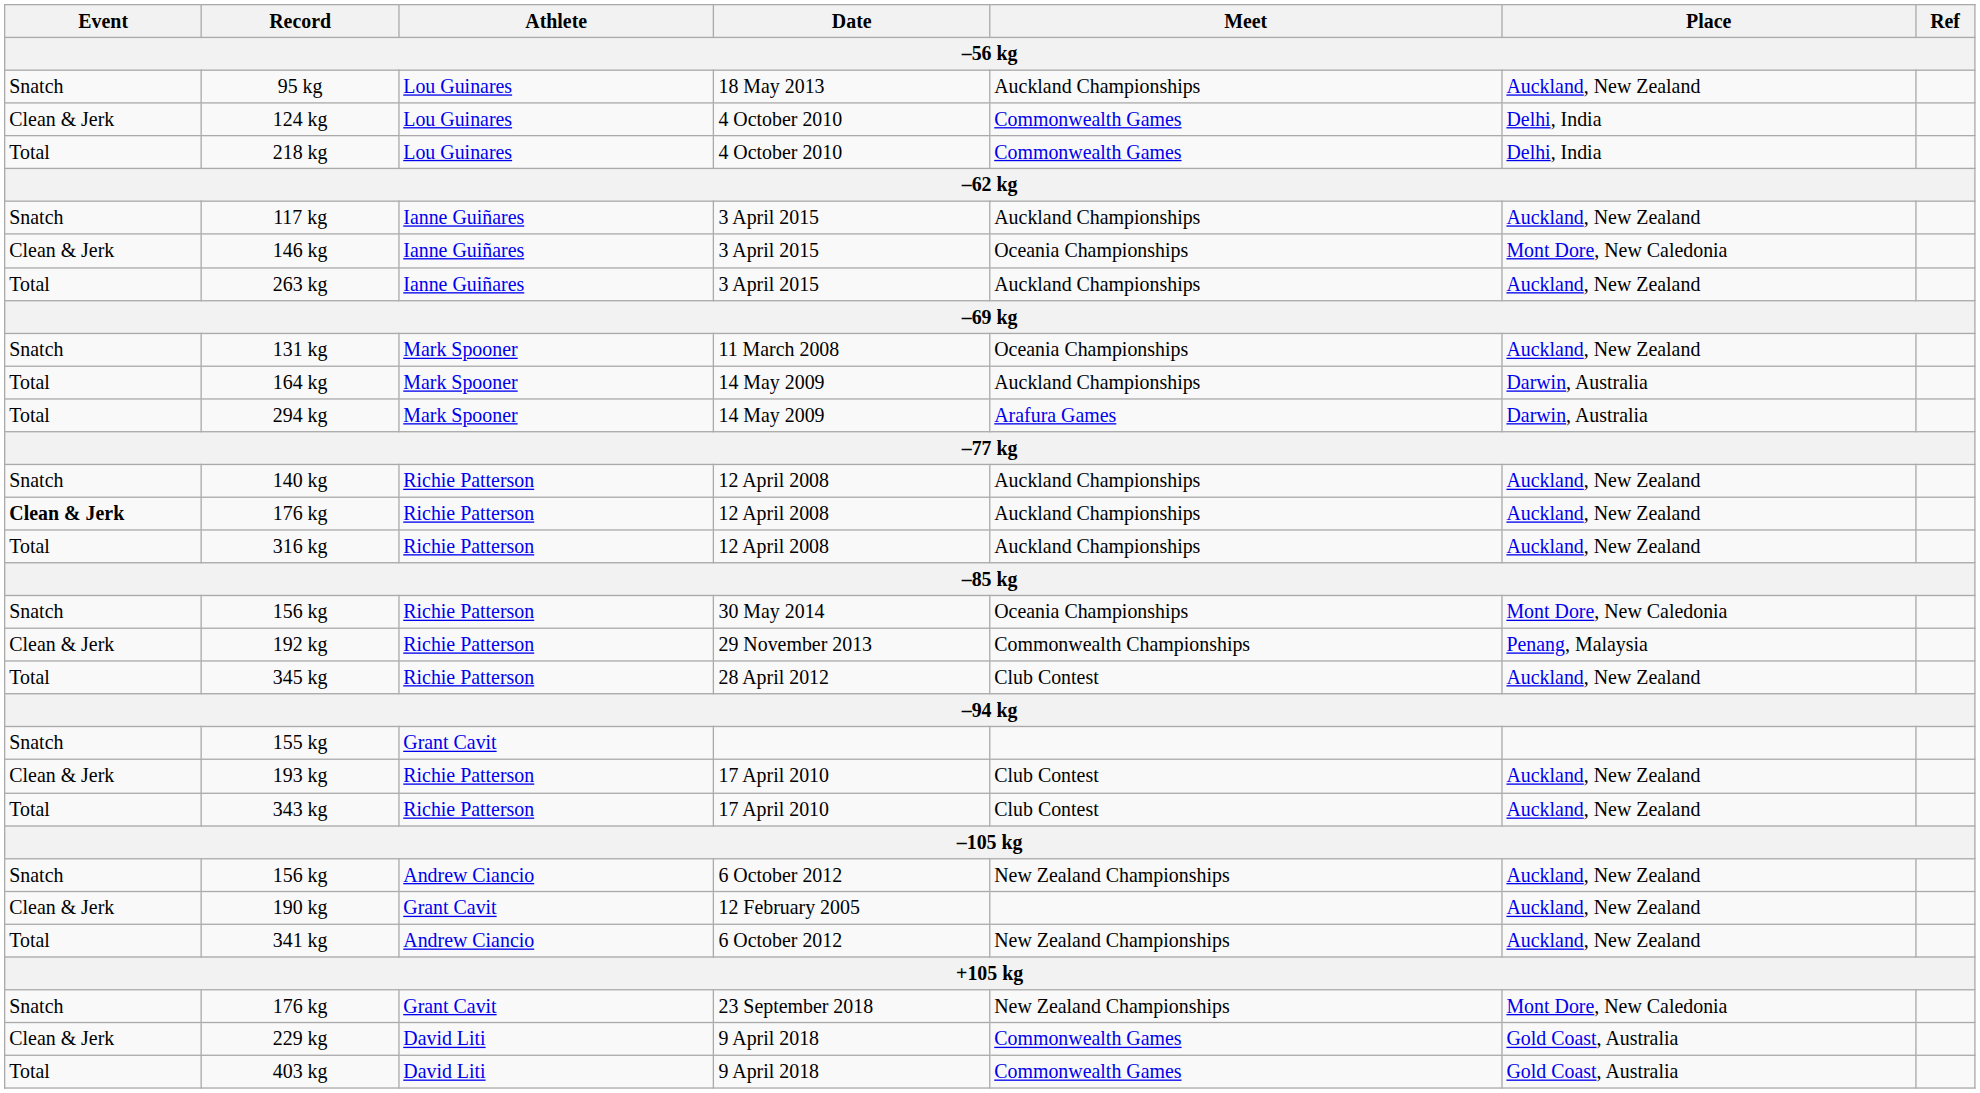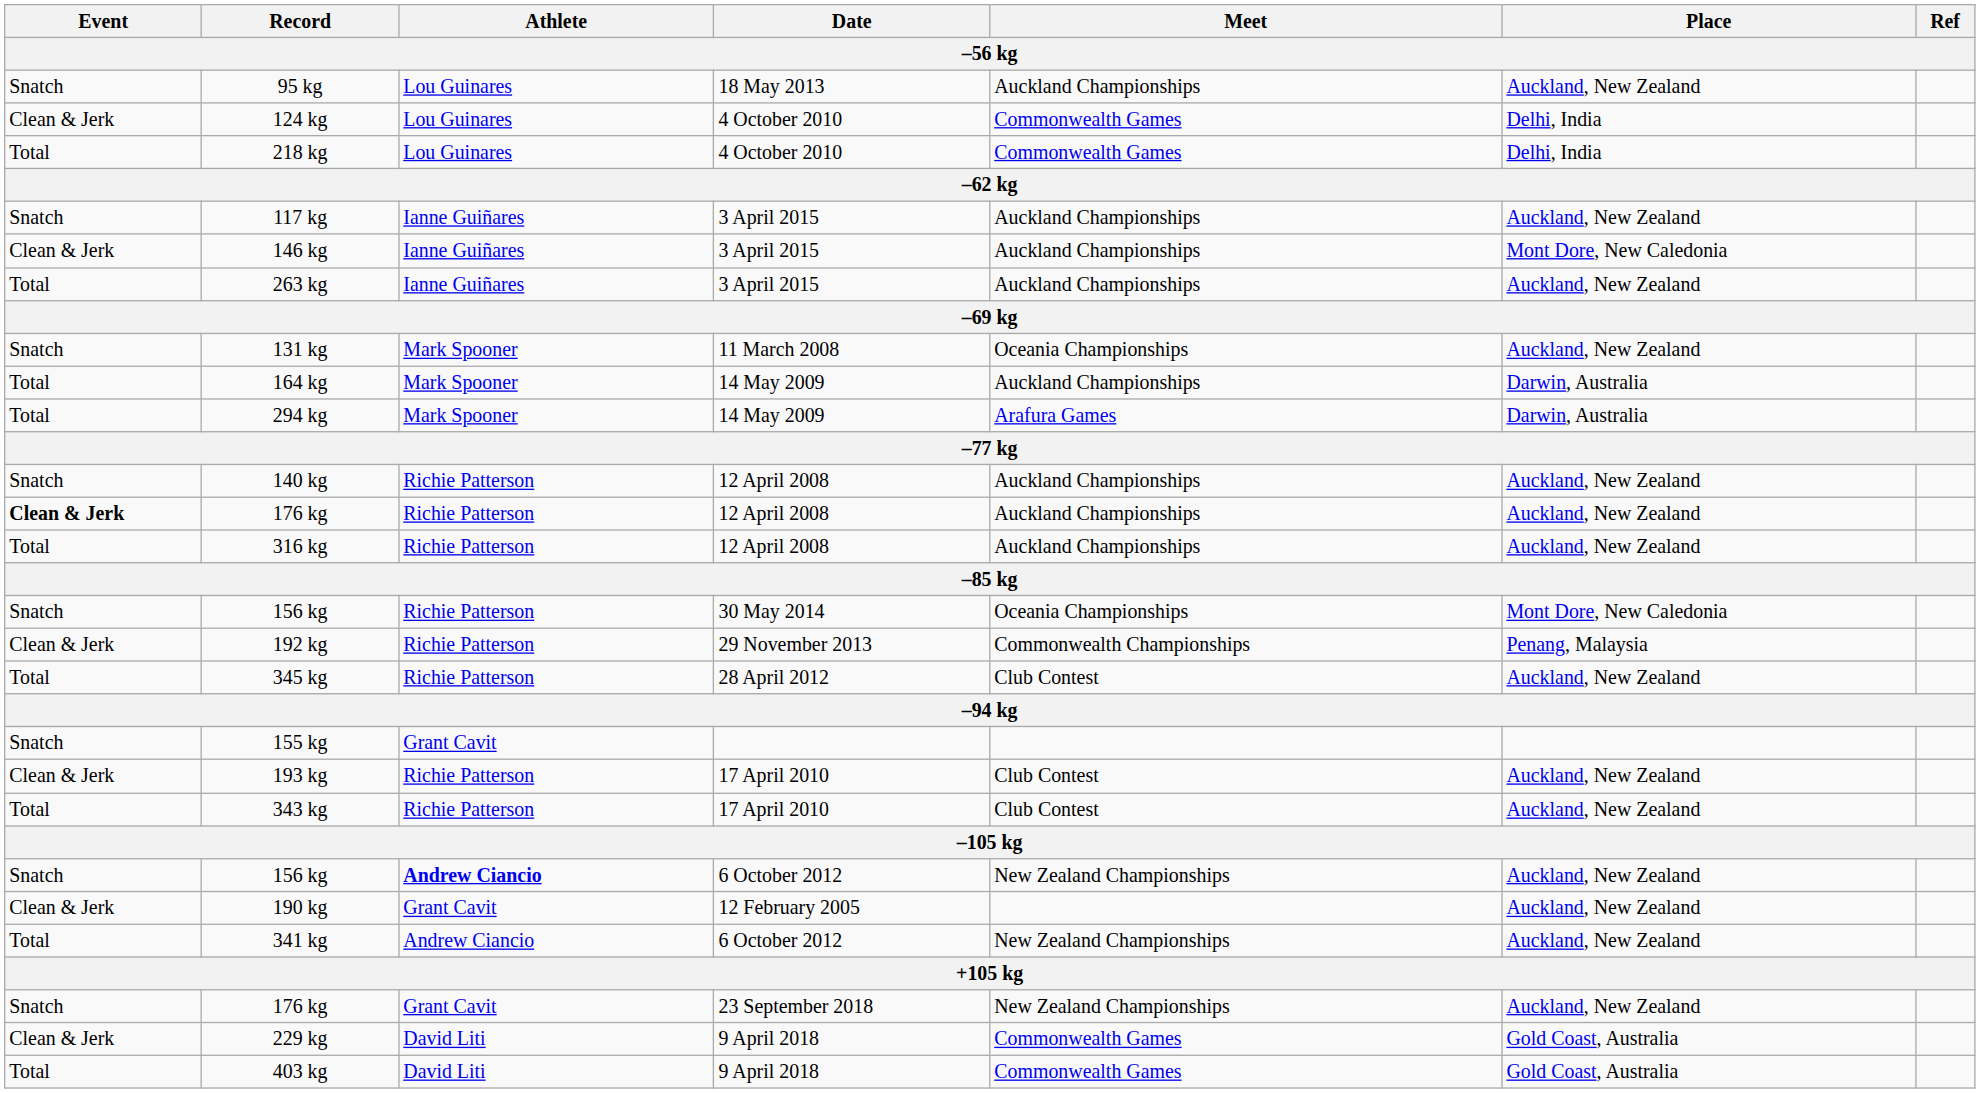(1091, 250) Oceania Championships -> (1097, 250) Auckland Championships
(469, 874) normal -> (472, 874) bold
(1617, 1006) Mont Dore, New Caledonia -> (1603, 1006) Auckland, New Zealand
